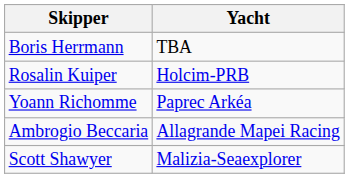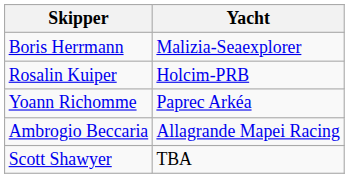(174, 46) TBA -> (229, 46) Malizia-Seaexplorer
(229, 159) Malizia-Seaexplorer -> (174, 159) TBA
